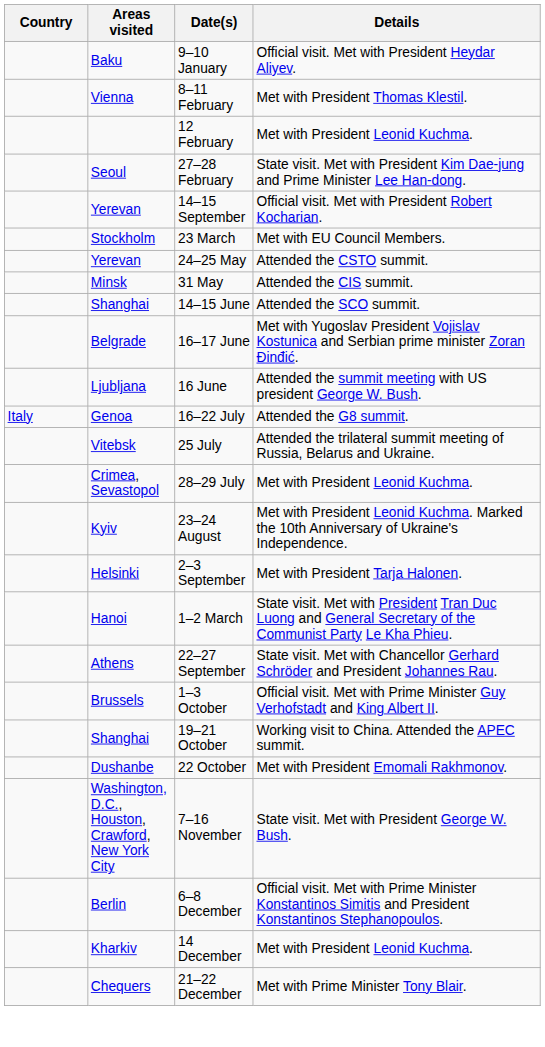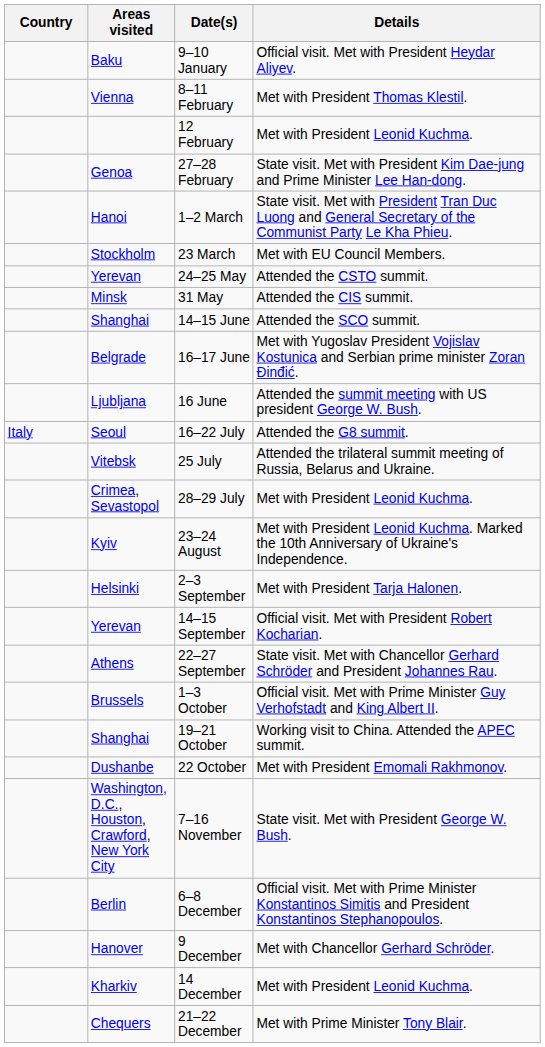(108, 172) Seoul -> (112, 172) Genoa
rows swapped: (210, 618) <-> (212, 209)
(112, 416) Genoa -> (108, 432) Seoul
+ row: (210, 949)
